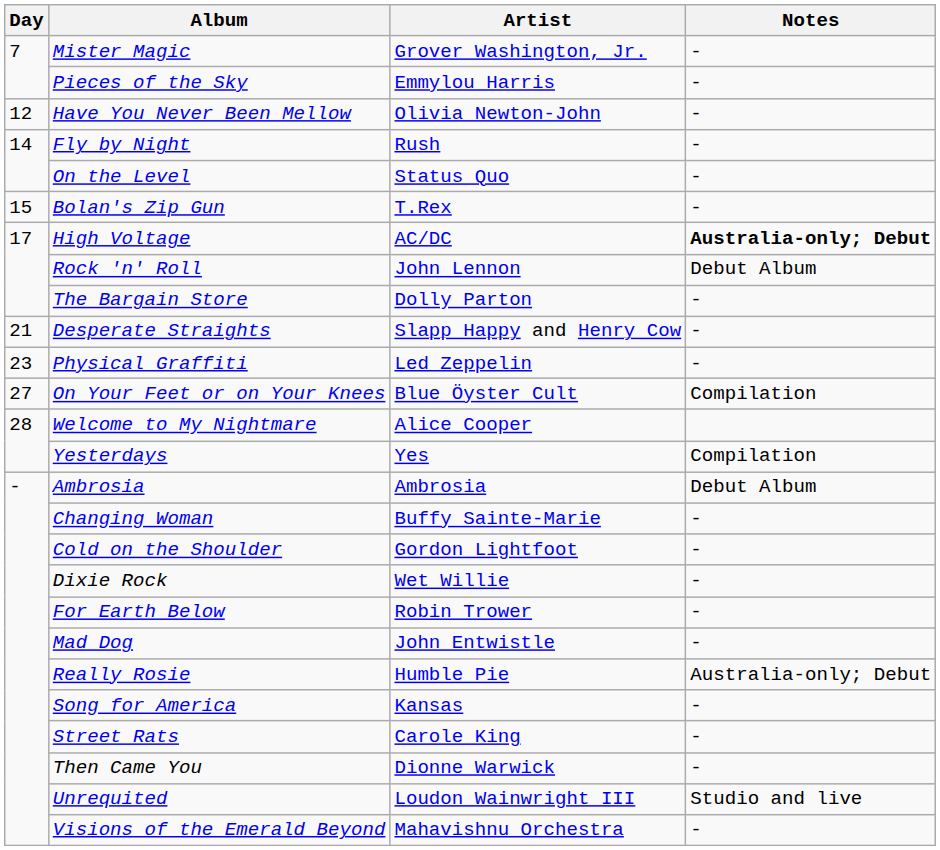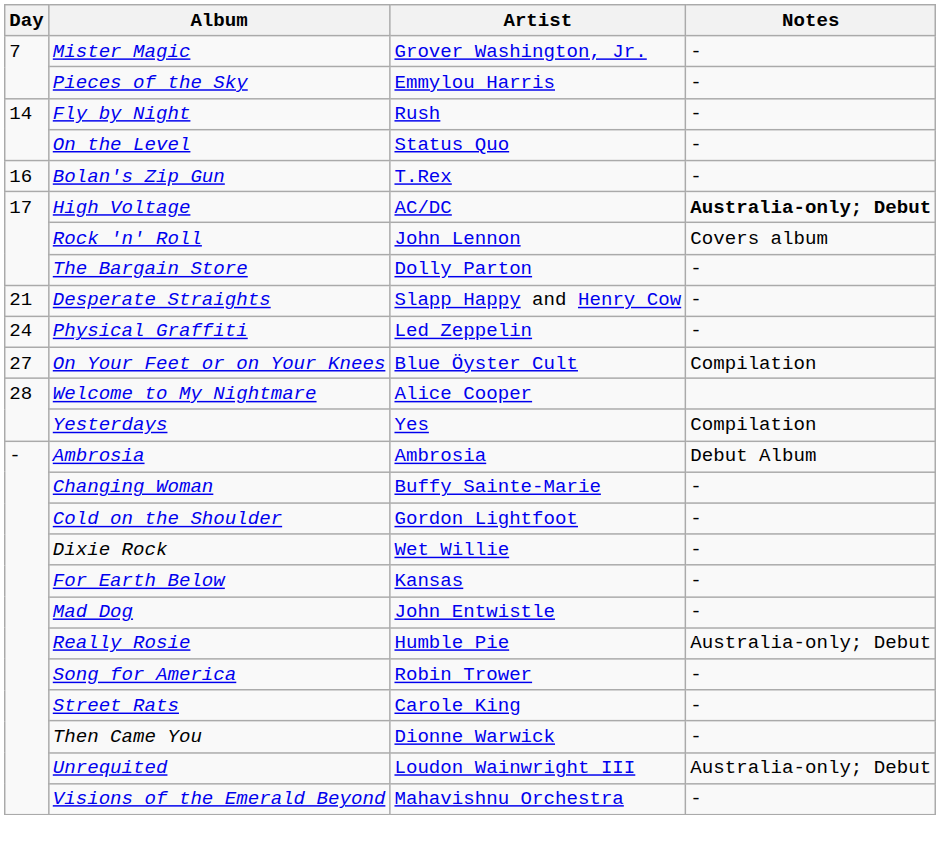- row: (202, 114)
(21, 207) 15 -> (21, 176) 16
(753, 269) Debut Album -> (759, 238) Covers album
(21, 363) 23 -> (21, 332) 24
(463, 612) Robin Trower -> (429, 581) Kansas
(429, 706) Kansas -> (463, 674) Robin Trower
(776, 799) Studio and live -> (811, 768) Australia-only; Debut
